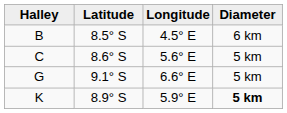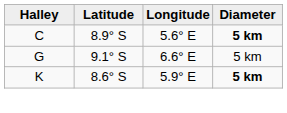- row: (39, 35)
(109, 56) 8.6° S -> (109, 35) 8.9° S
(247, 56) normal -> (247, 35) bold
(109, 98) 8.9° S -> (109, 77) 8.6° S
